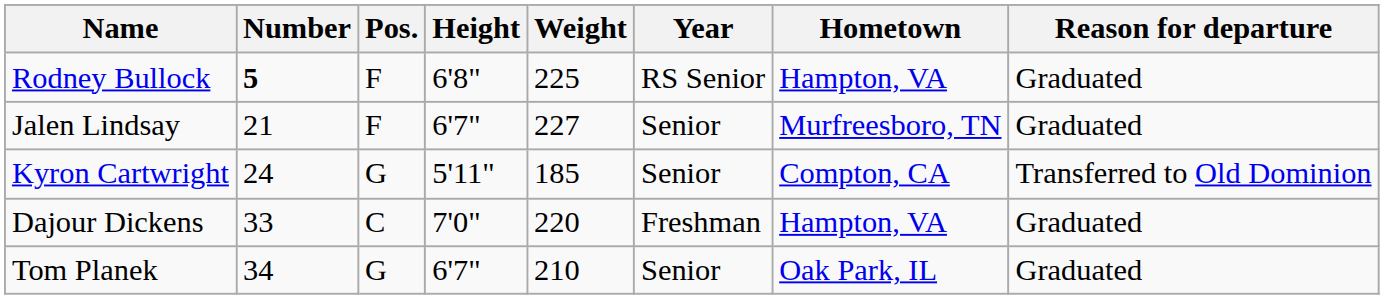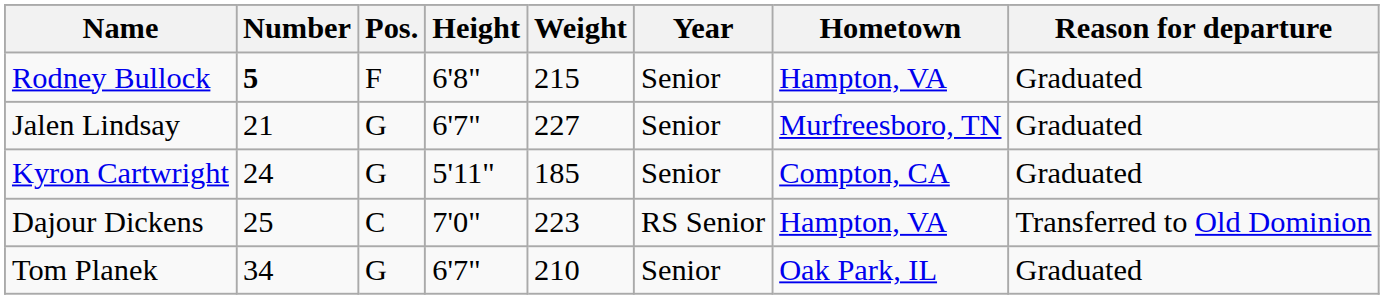(557, 76) 225 -> (557, 76) 215
(703, 76) RS Senior -> (681, 76) Senior
(374, 125) F -> (376, 125) G
(1194, 173) Transferred to Old Dominion -> (1079, 173) Graduated
(258, 221) 33 -> (258, 221) 25
(557, 221) 220 -> (557, 221) 223
(701, 221) Freshman -> (703, 221) RS Senior
(1079, 221) Graduated -> (1194, 221) Transferred to Old Dominion
